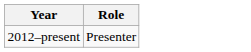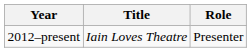+ column: (137, 15)
